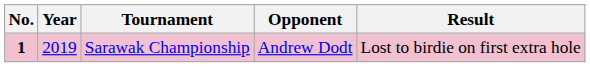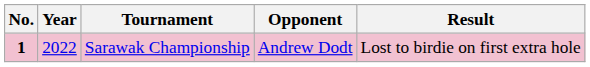(59, 47) 2019 -> (59, 47) 2022
